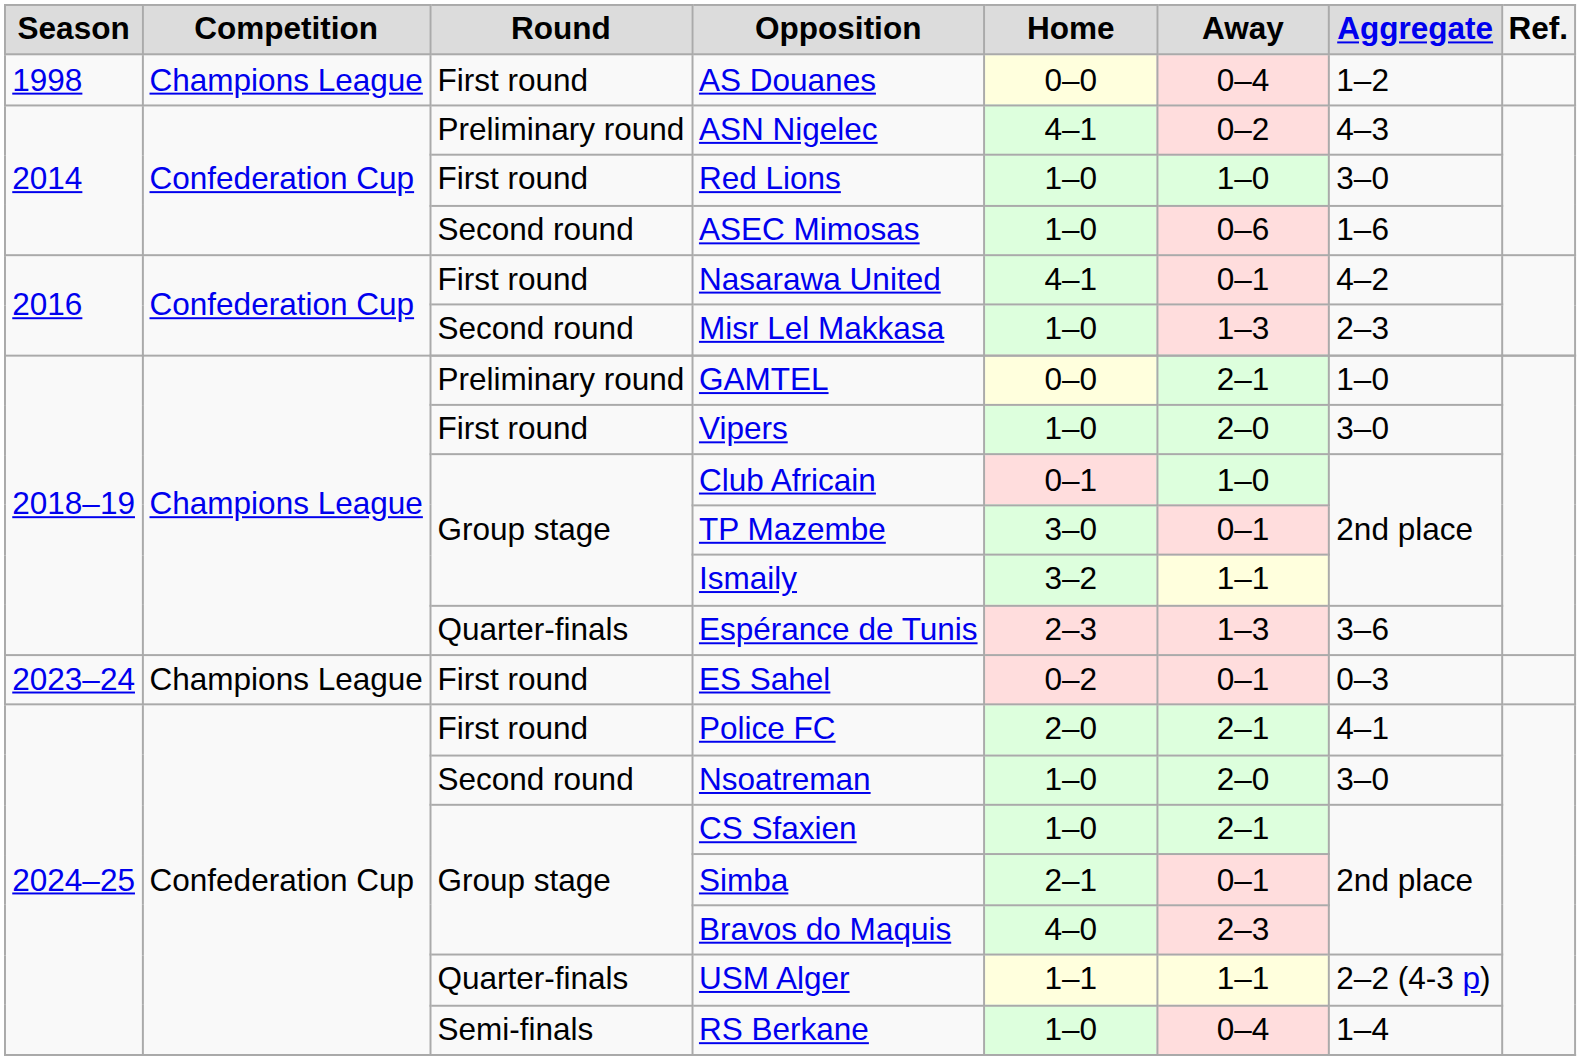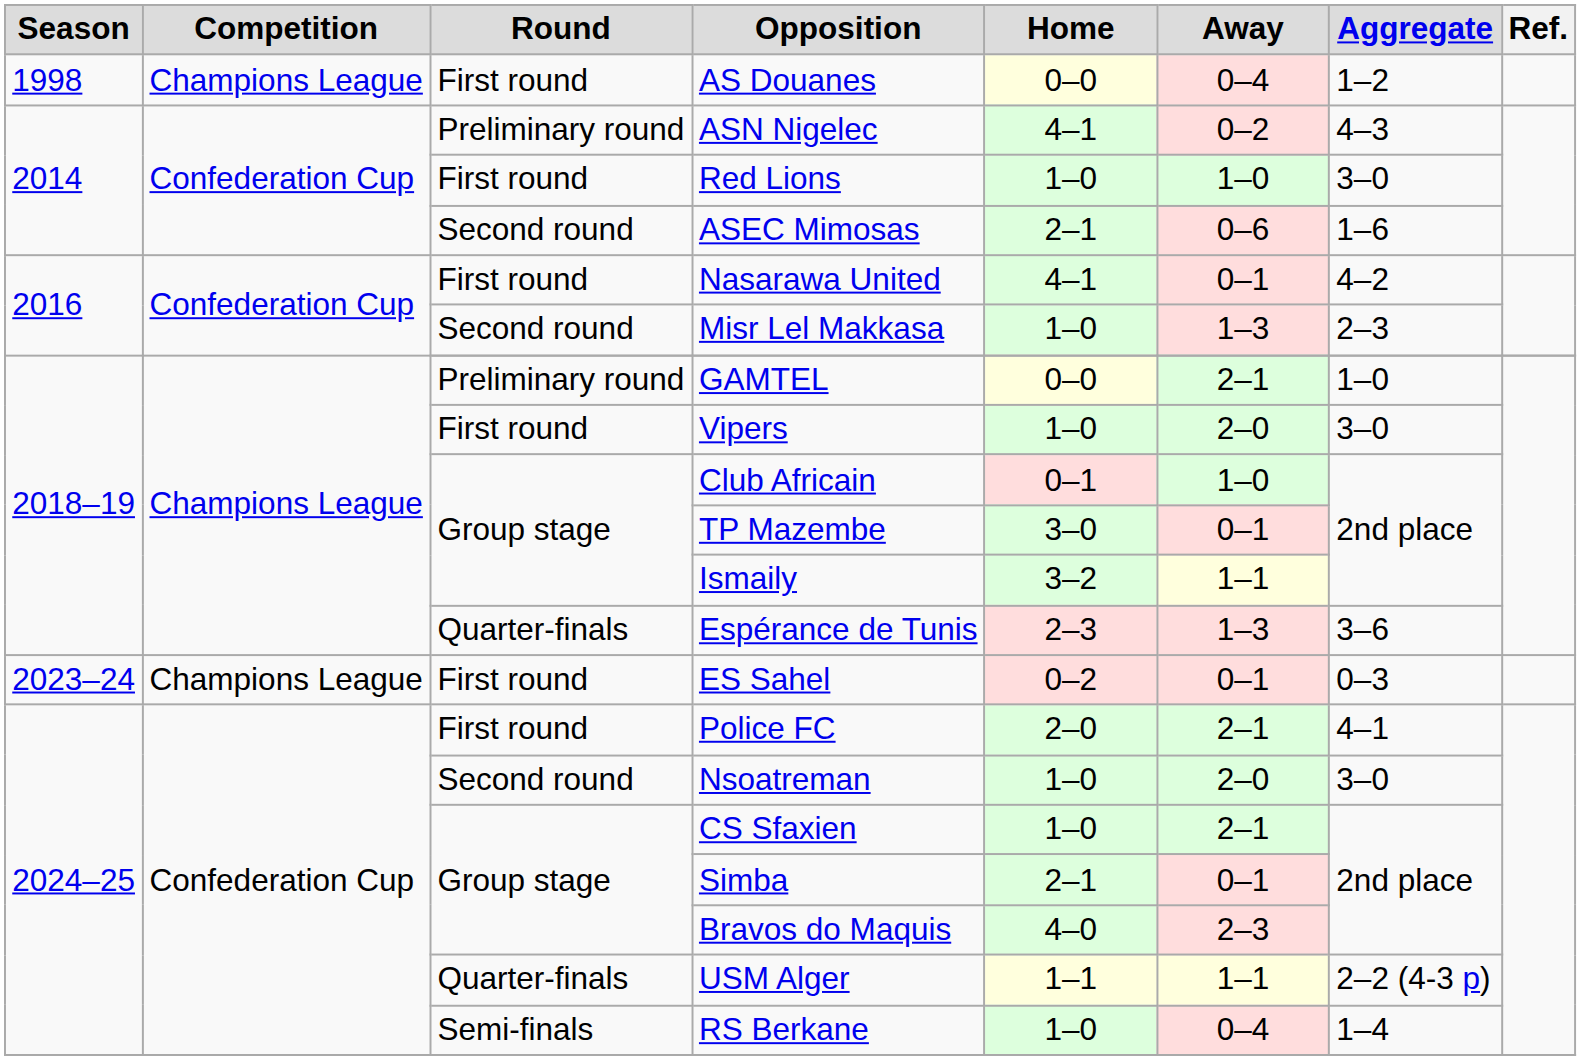(1071, 229) 1–0 -> (1071, 229) 2–1
